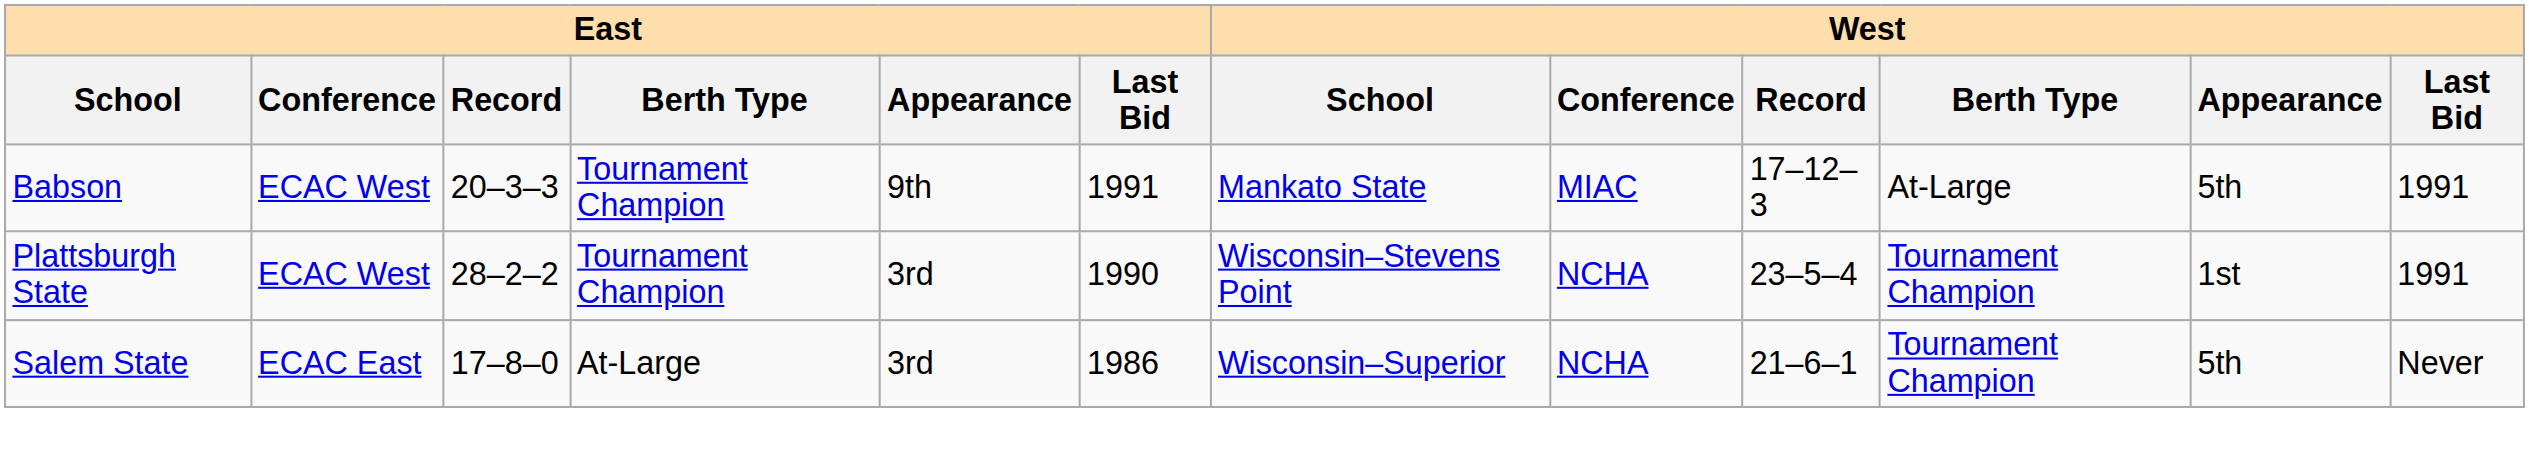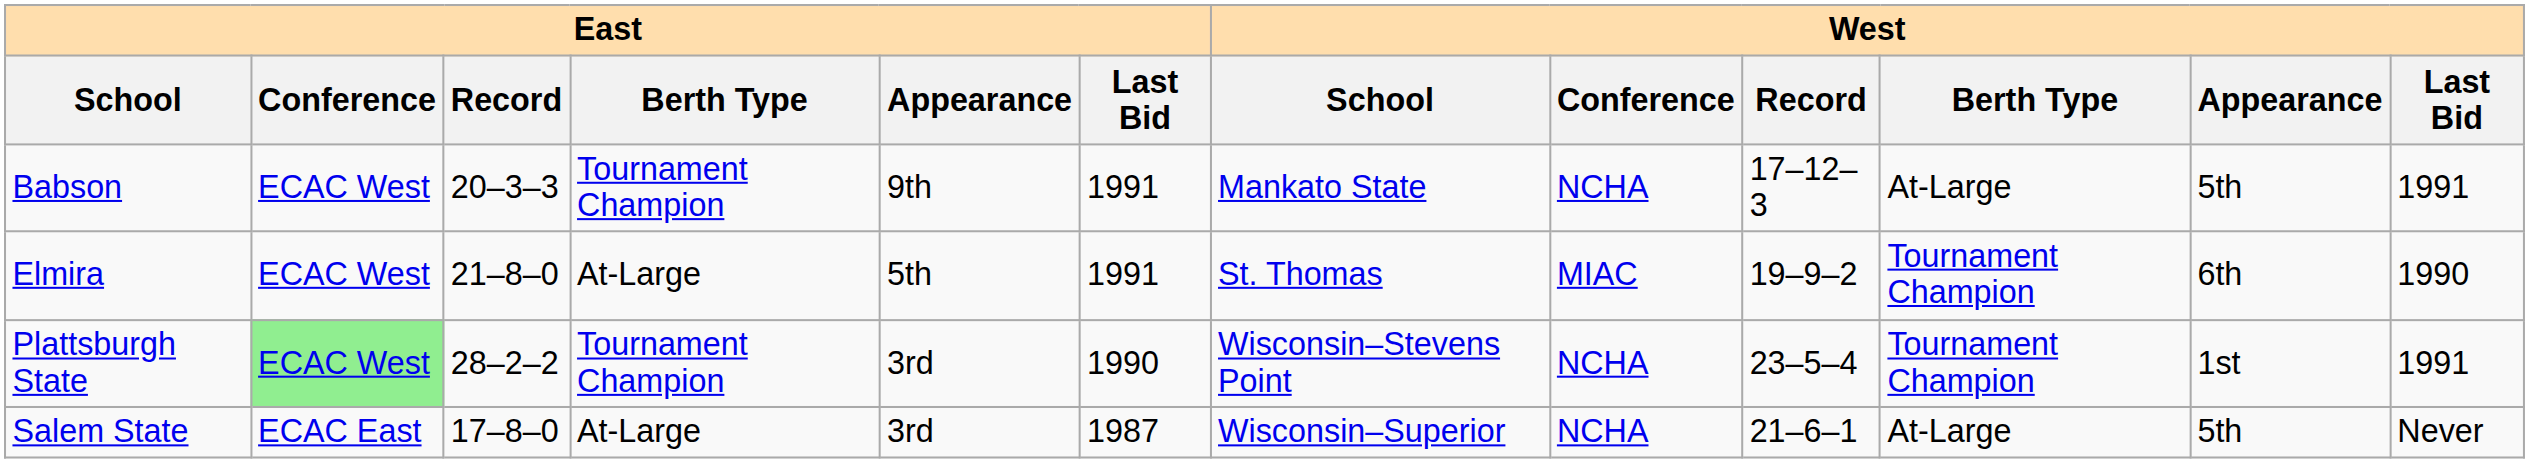(1597, 187) MIAC -> (1603, 187) NCHA
+ row: (58, 274)
(344, 274) no background -> (344, 362) lightgreen background
(1123, 362) 1986 -> (1123, 431) 1987
(1973, 362) Tournament Champion -> (1949, 431) At-Large
